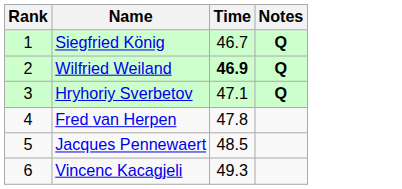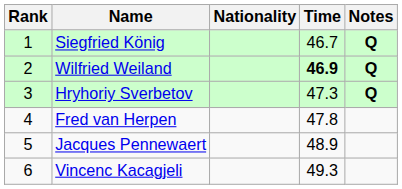+ column: (255, 17)
(232, 94) 47.1 -> (322, 94) 47.3
(232, 145) 48.5 -> (322, 145) 48.9
